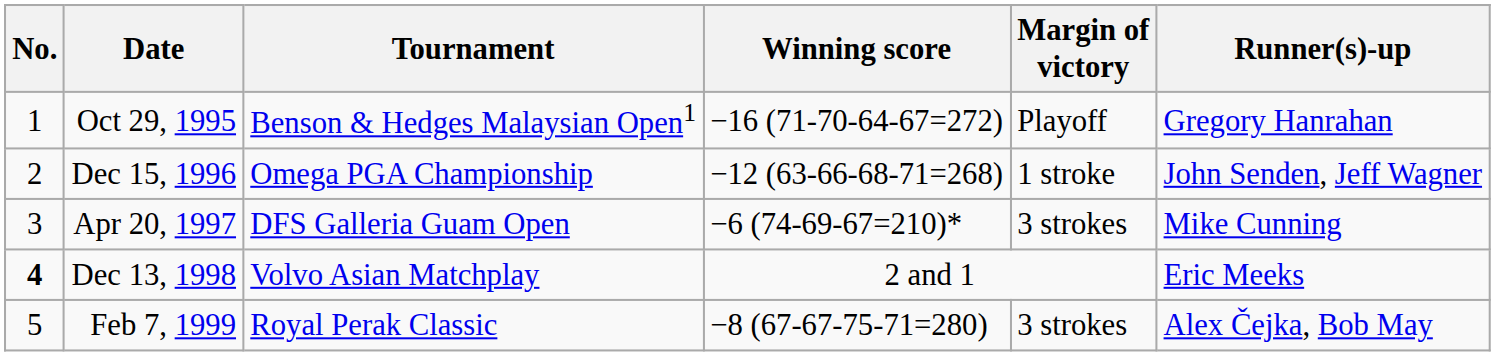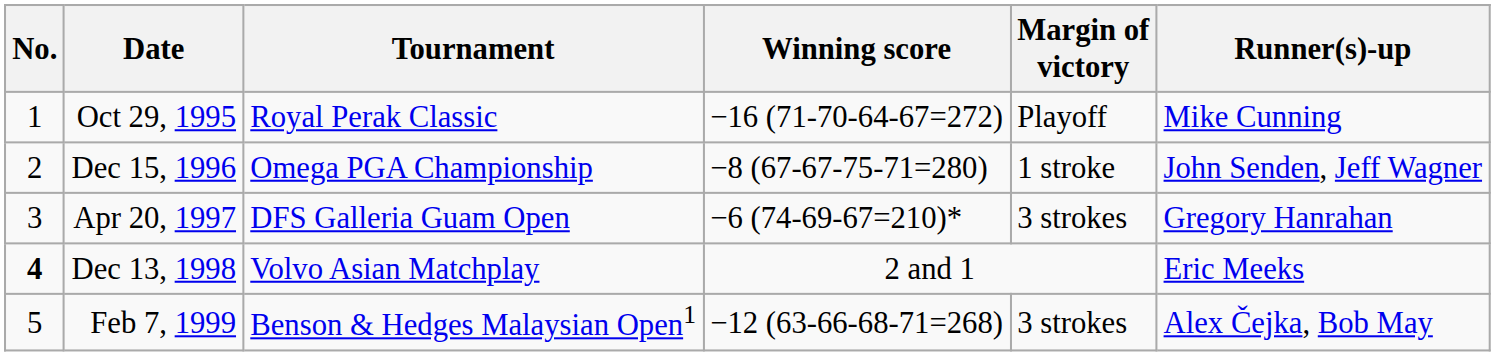(473, 120) Benson & Hedges Malaysian Open1 -> (374, 116) Royal Perak Classic
(1278, 120) Gregory Hanrahan -> (1253, 116) Mike Cunning
(857, 173) −12 (63-66-68-71=268) -> (849, 167) −8 (67-67-75-71=280)
(1253, 224) Mike Cunning -> (1278, 218) Gregory Hanrahan
(374, 325) Royal Perak Classic -> (473, 322) Benson & Hedges Malaysian Open1
(849, 325) −8 (67-67-75-71=280) -> (857, 322) −12 (63-66-68-71=268)
